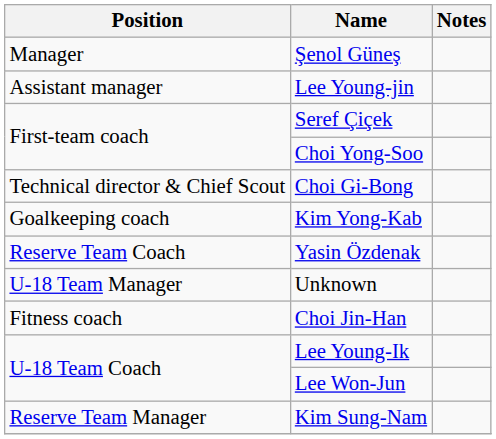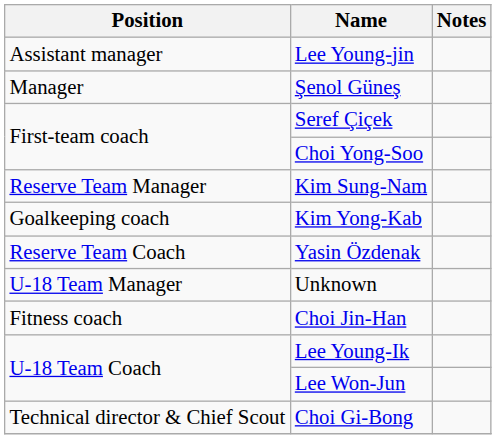rows swapped: (348, 53) <-> (354, 86)
rows swapped: (361, 416) <-> (354, 185)
